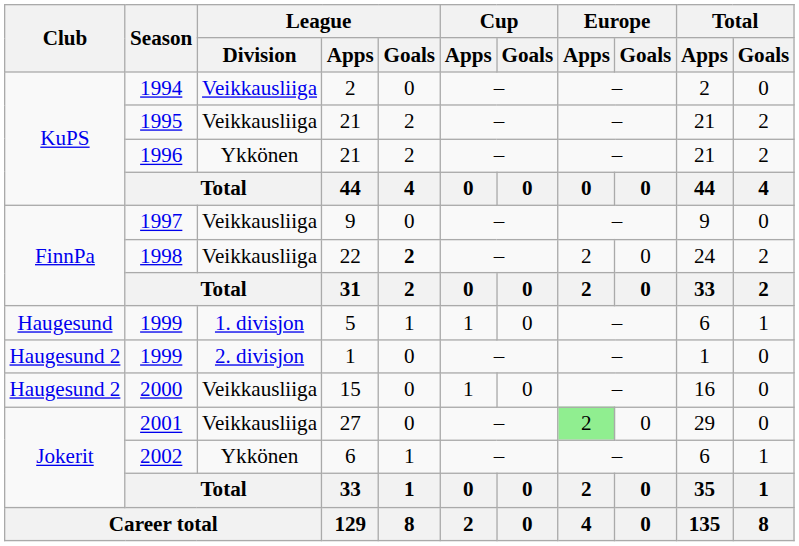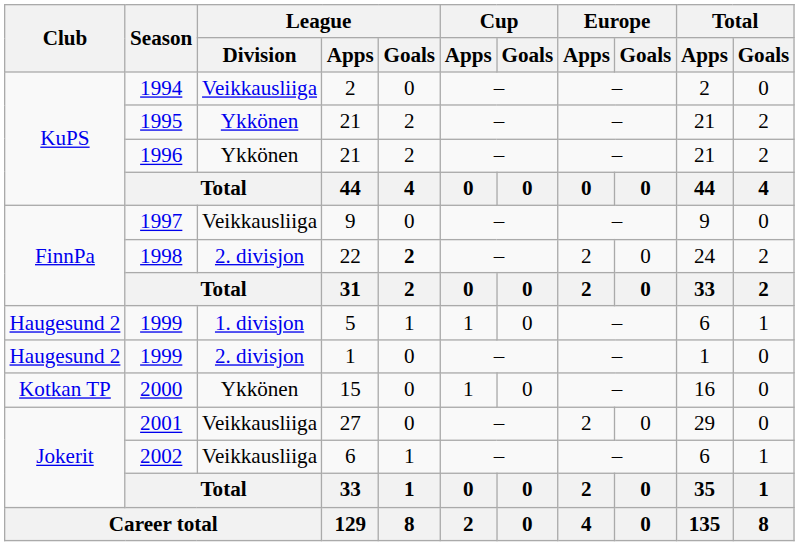(260, 121) Veikkausliiga -> (260, 121) Ykkönen
(260, 255) Veikkausliiga -> (260, 255) 2. divisjon
(65, 322) Haugesund -> (65, 322) Haugesund 2
(65, 389) Haugesund 2 -> (65, 389) Kotkan TP
(260, 389) Veikkausliiga -> (260, 389) Ykkönen
(586, 423) lightgreen background -> (586, 423) no background
(260, 456) Ykkönen -> (260, 456) Veikkausliiga
